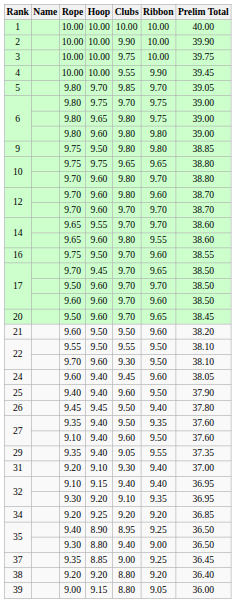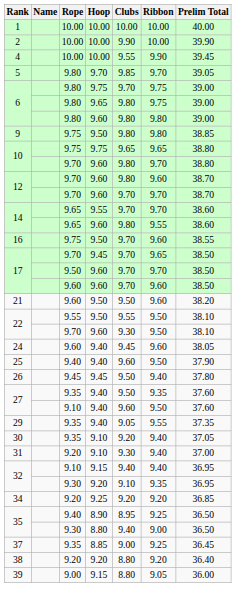- row: (18, 57)
- row: (18, 316)
+ row: (18, 438)
